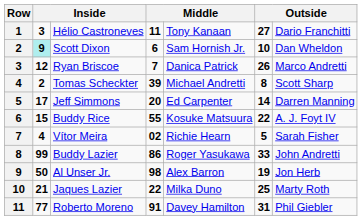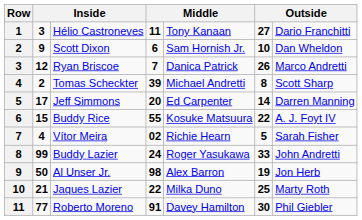(42, 48) paleturquoise background -> (42, 48) no background
(155, 154) 86 -> (155, 154) 24
(264, 207) 31 -> (264, 207) 30
